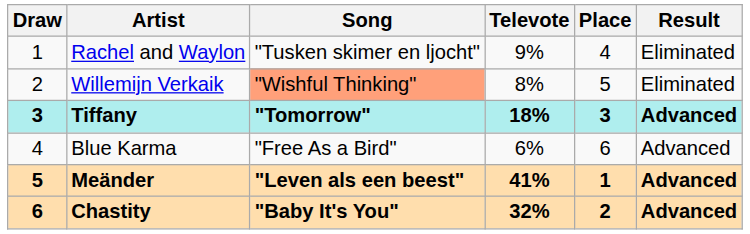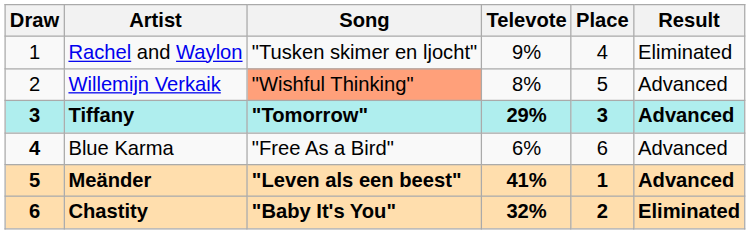(688, 84) Eliminated -> (683, 84) Advanced
(529, 116) 18% -> (527, 116) 29%
(37, 148) normal -> (35, 148) bold
(689, 212) Advanced -> (689, 212) Eliminated
